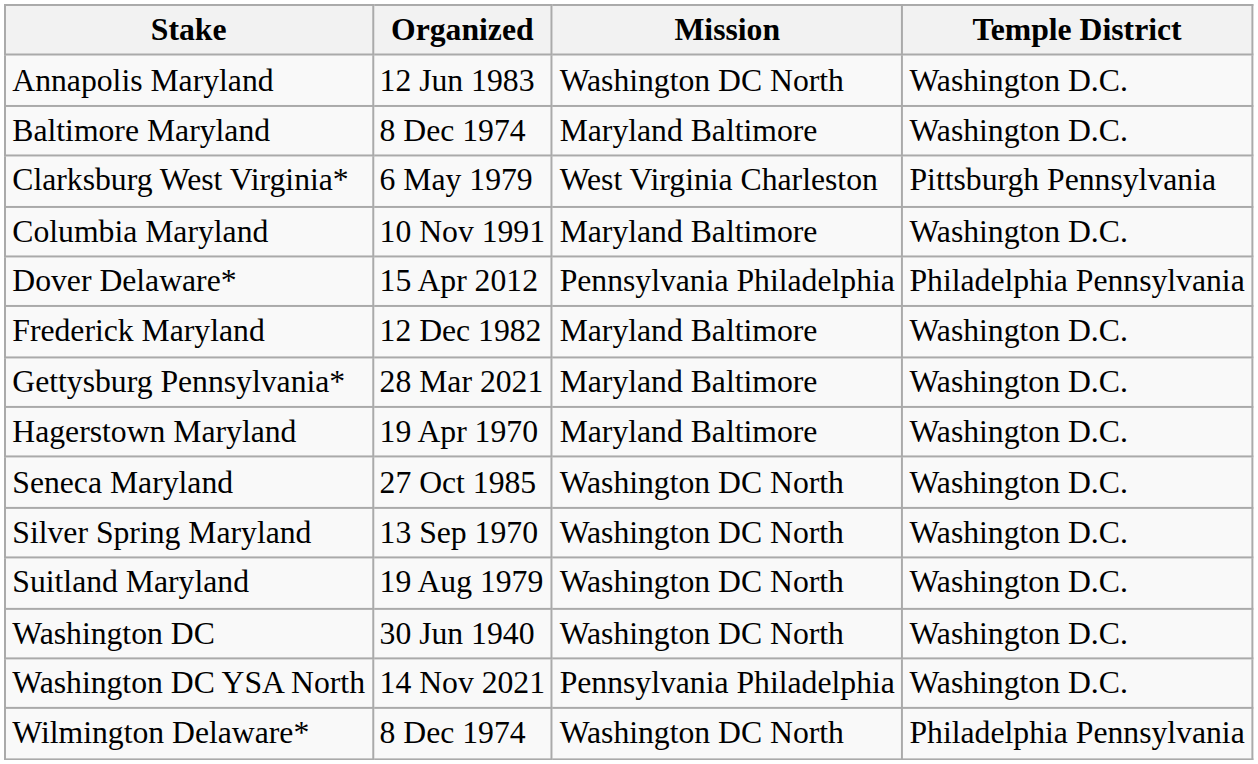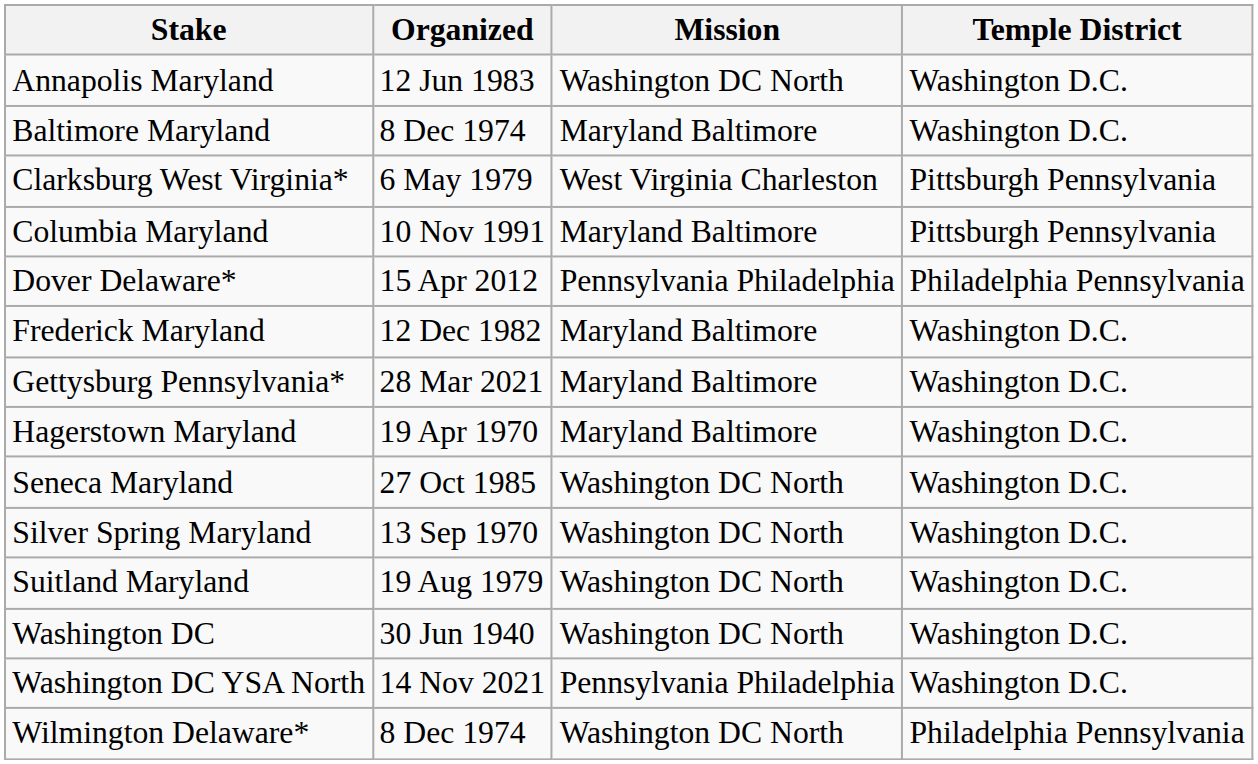(1019, 230) Washington D.C. -> (1063, 230) Pittsburgh Pennsylvania
